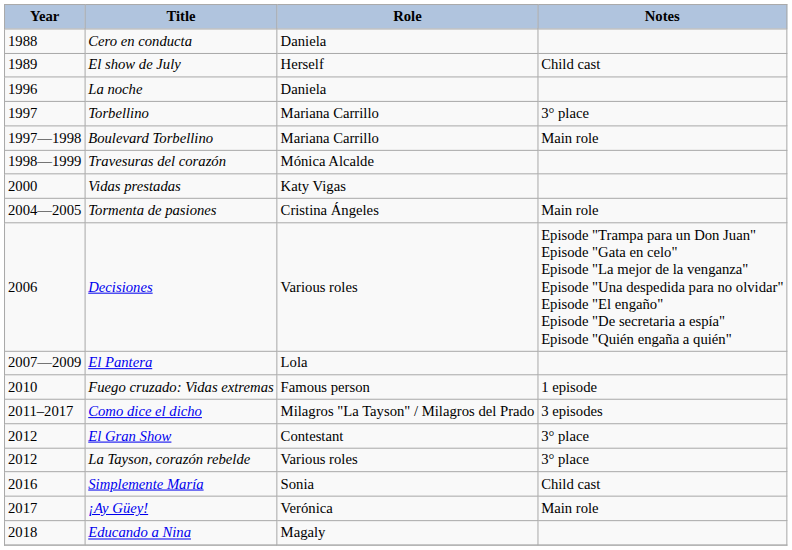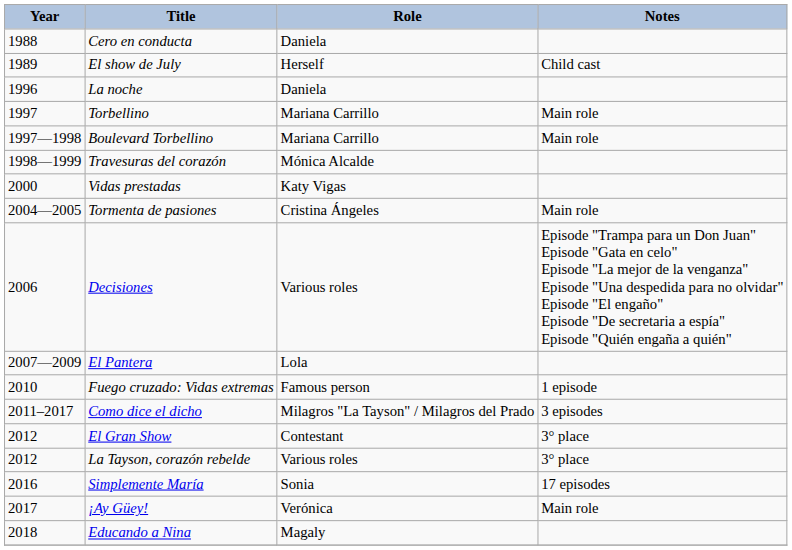(565, 113) 3° place -> (570, 113) Main role
(571, 484) Child cast -> (576, 484) 17 episodes
